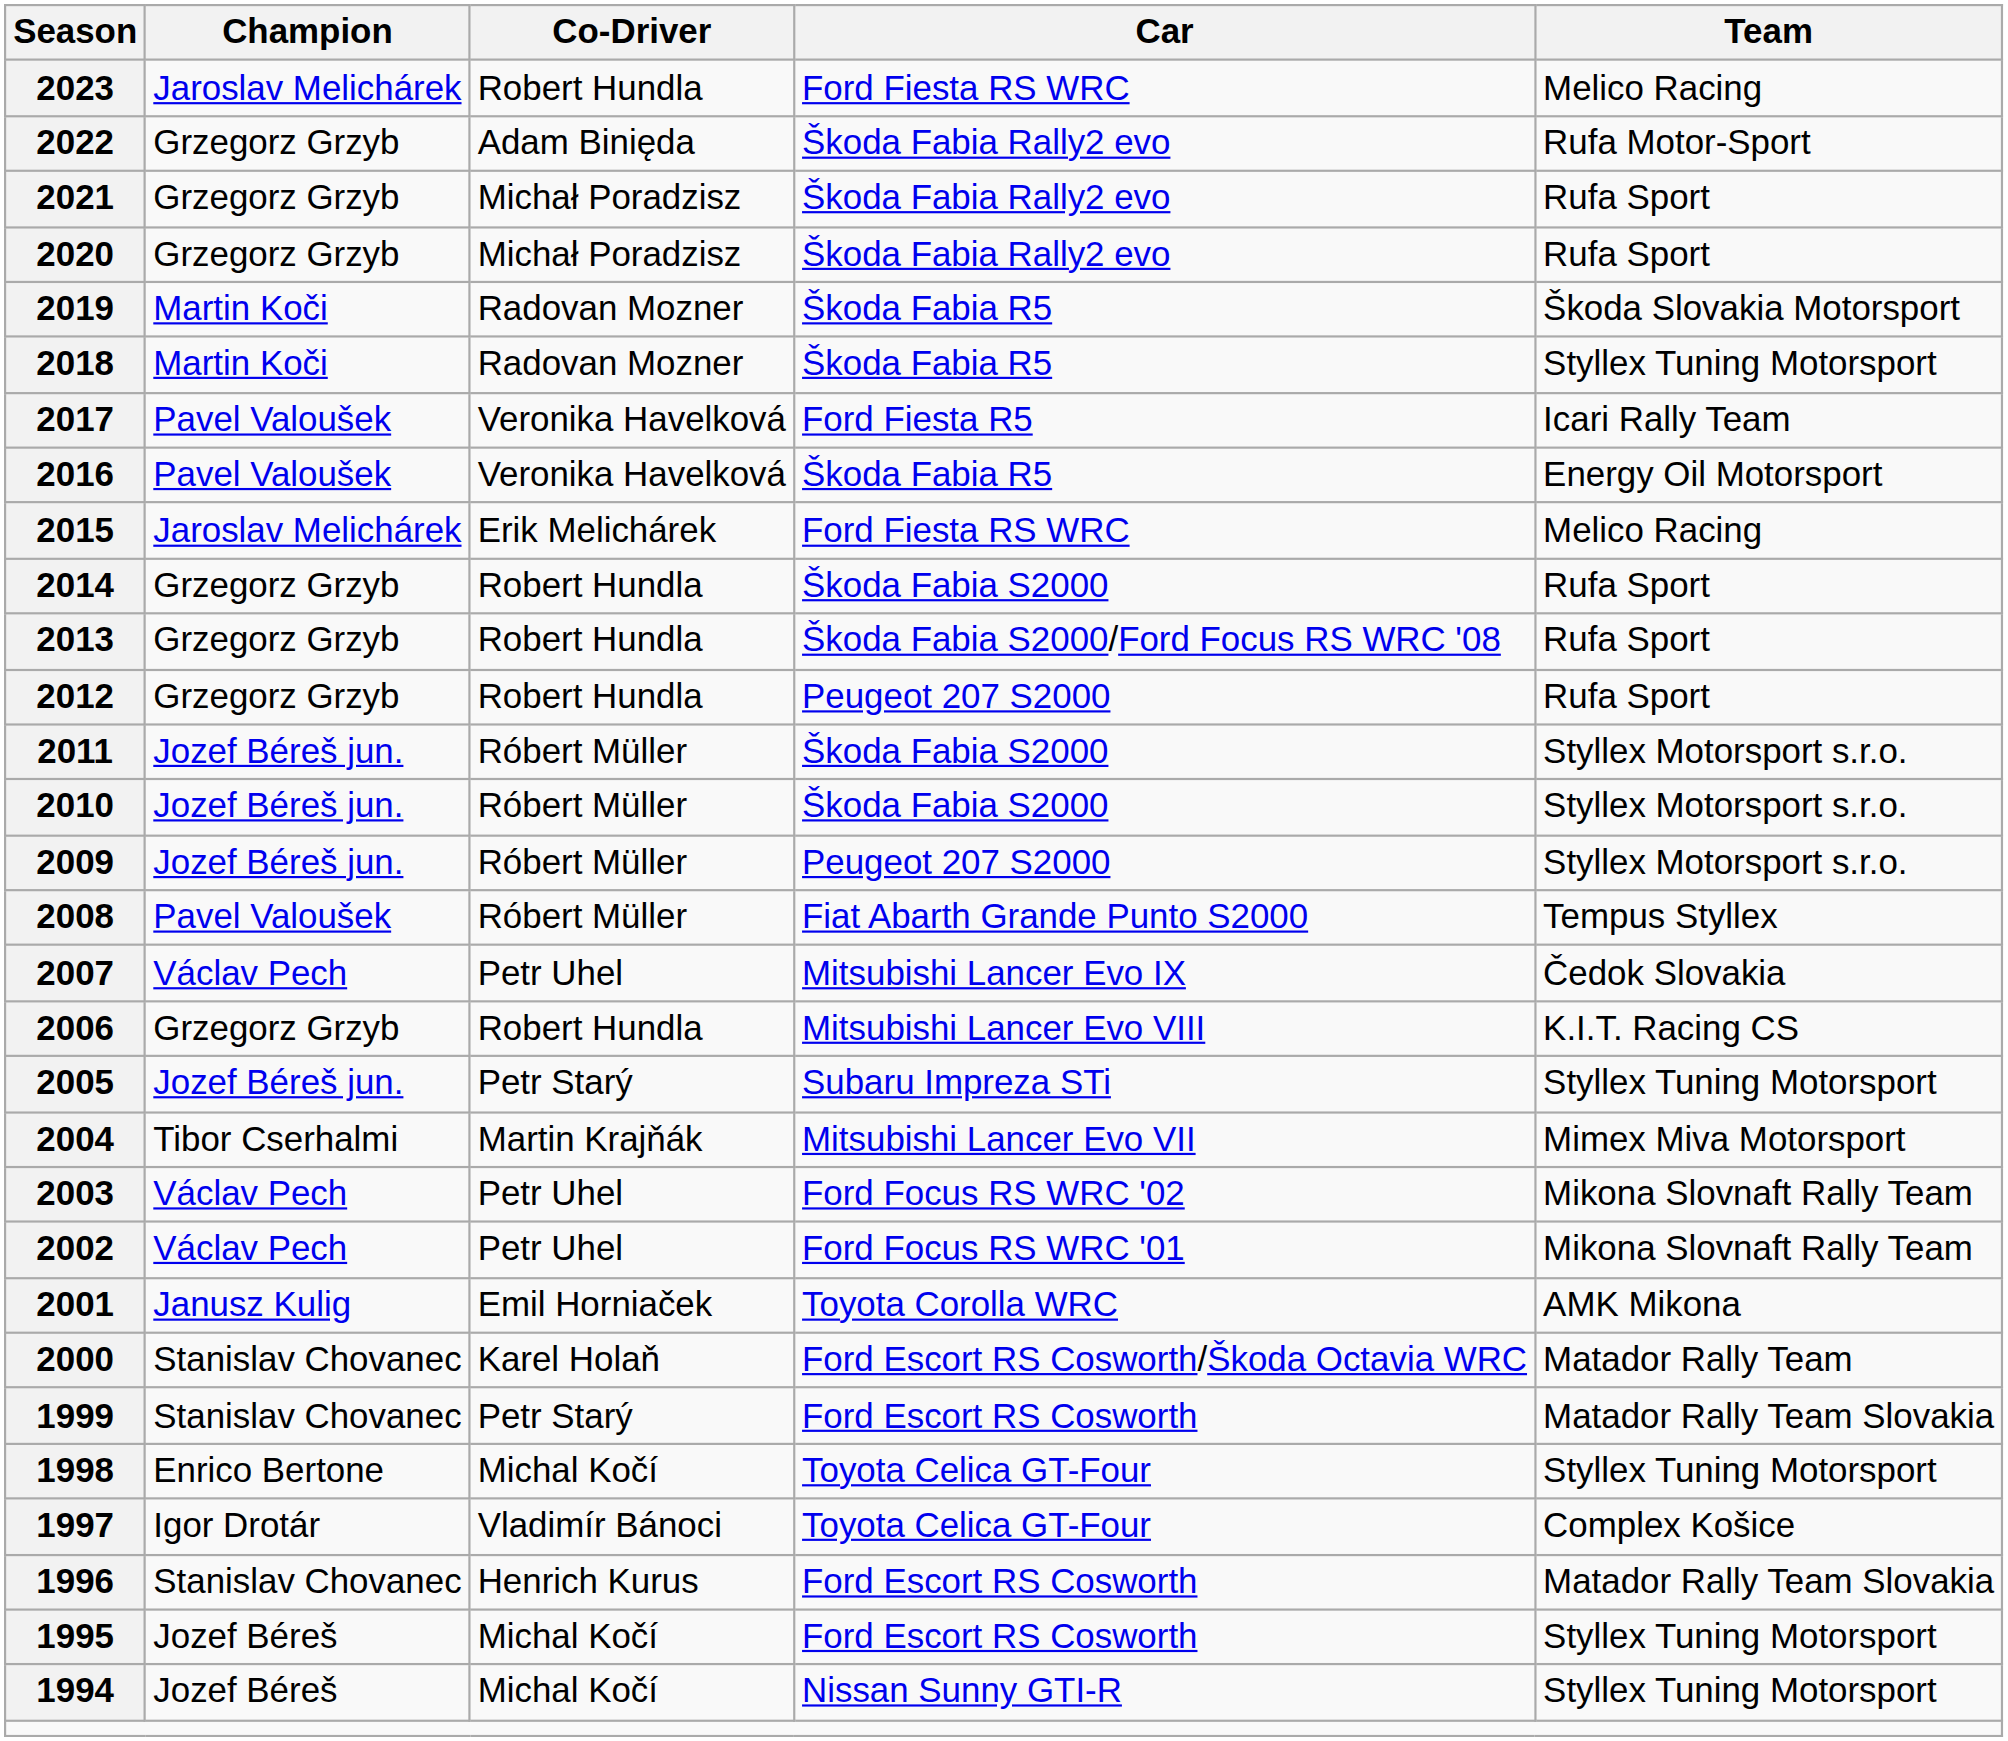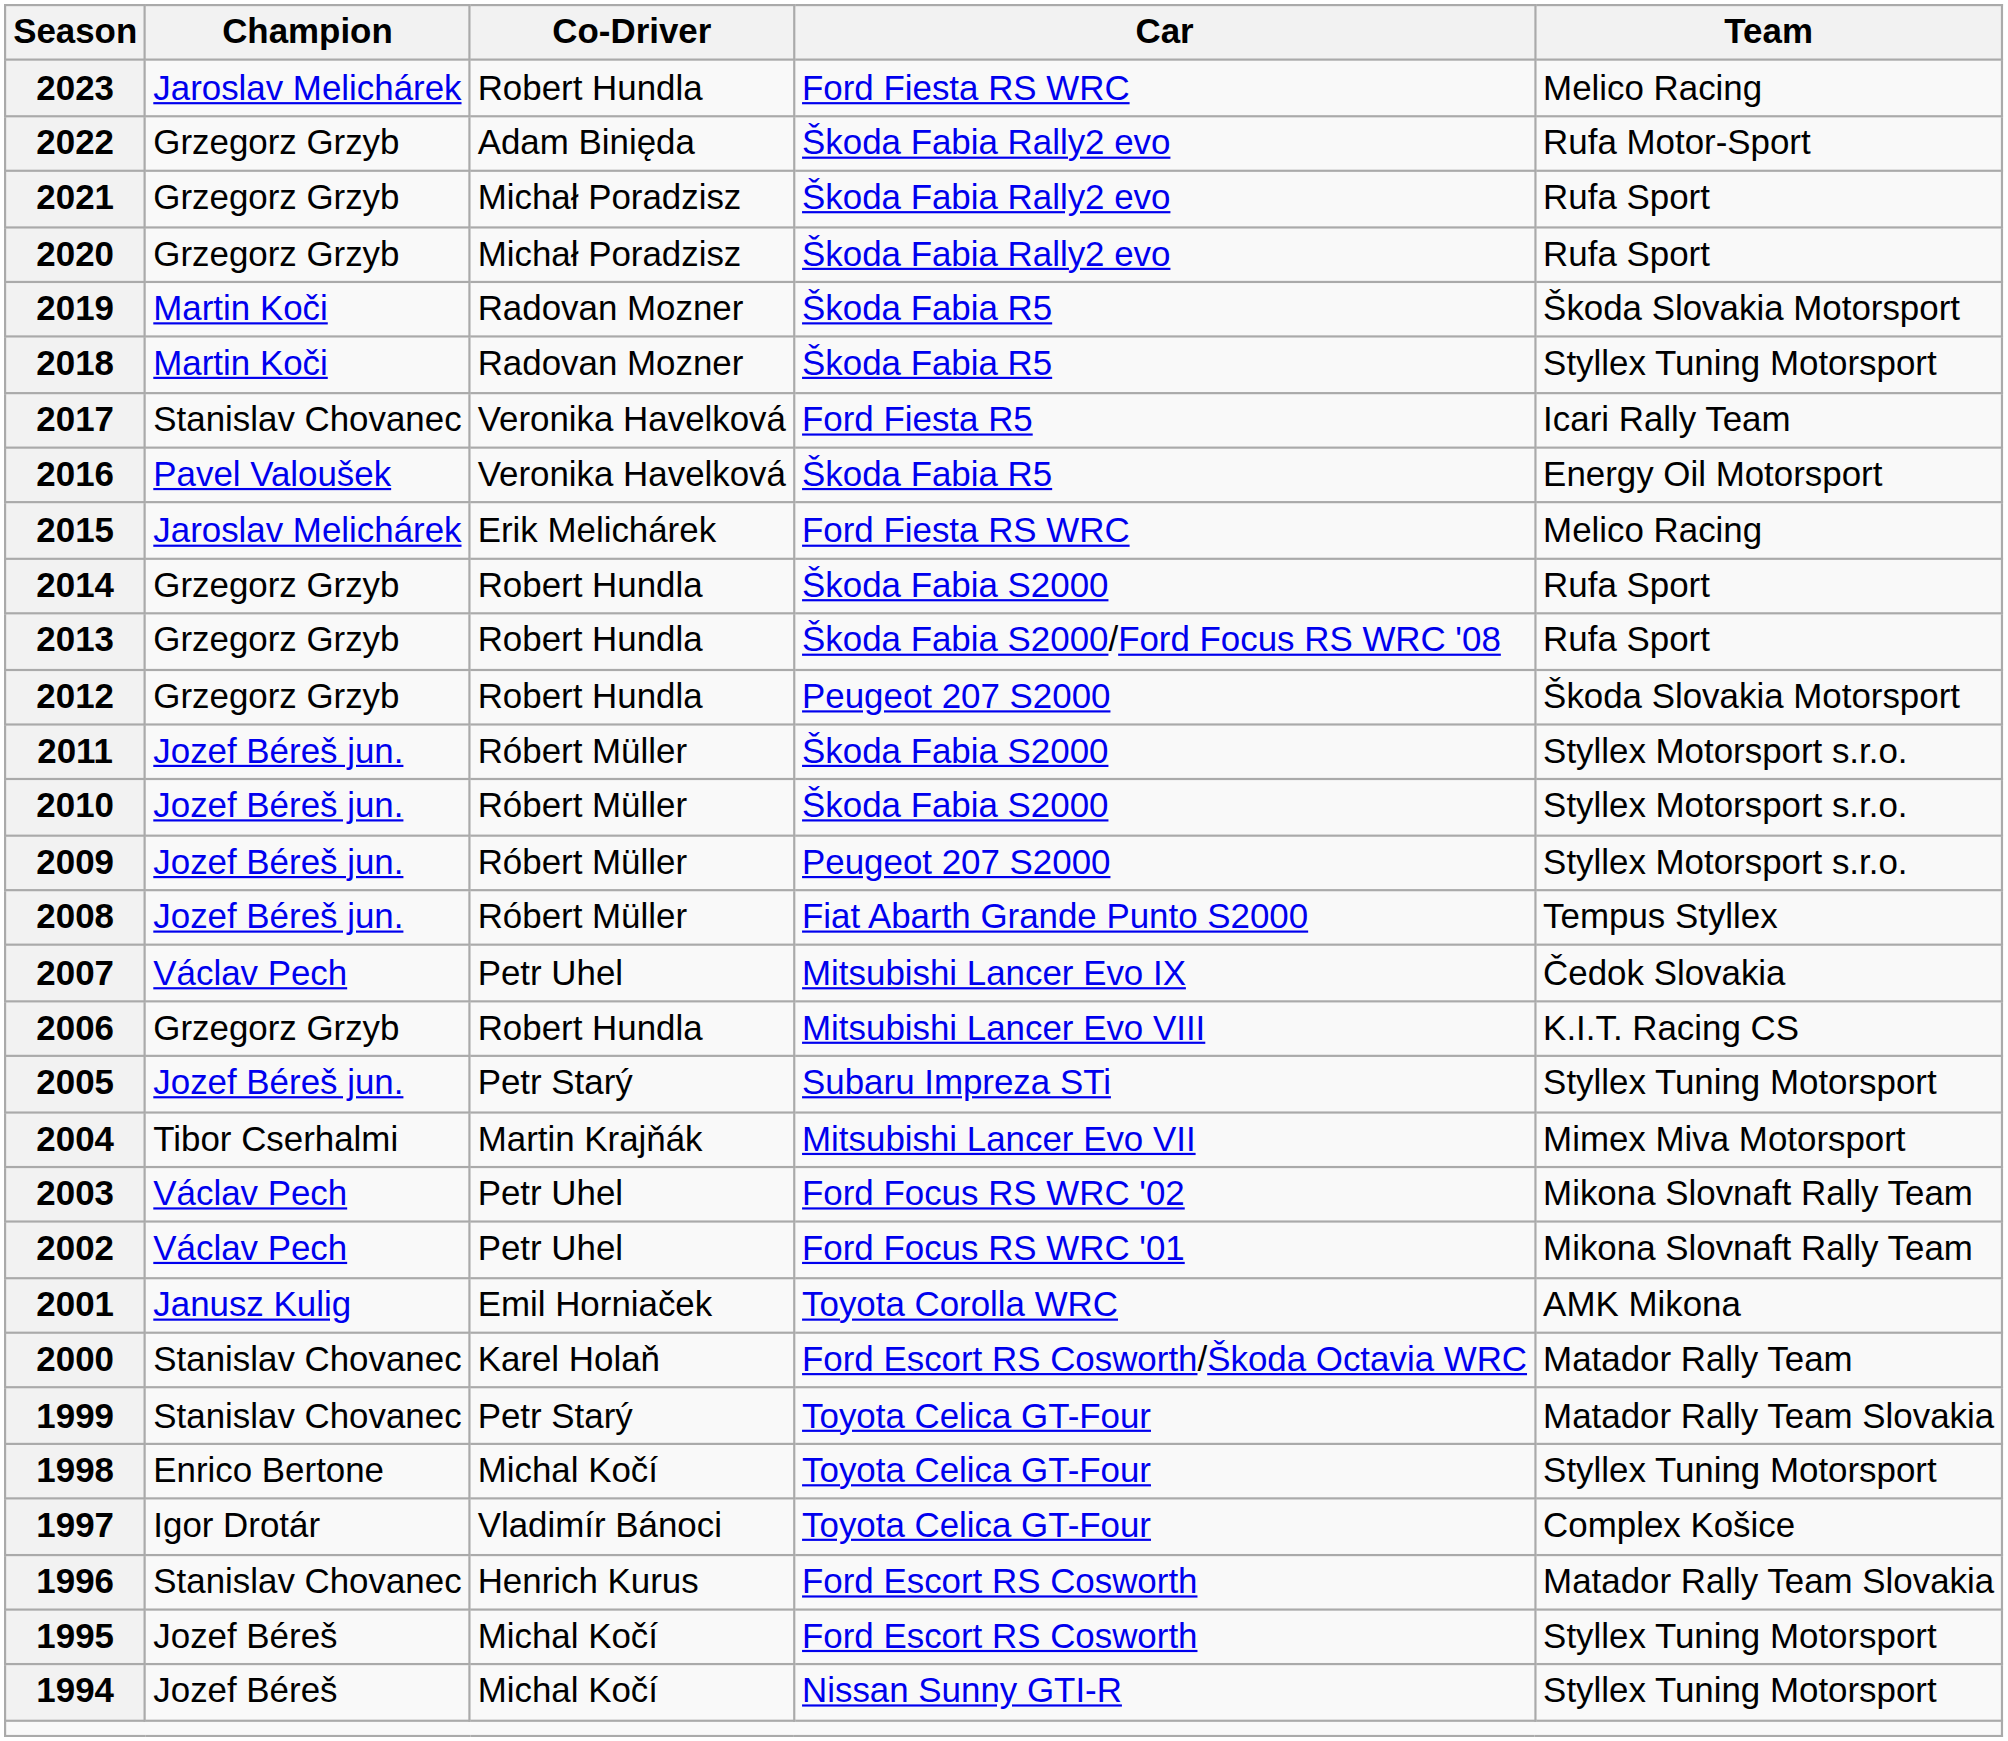(272, 419) Pavel Valoušek -> (307, 419) Stanislav Chovanec
(1626, 695) Rufa Sport -> (1752, 695) Škoda Slovakia Motorsport
(272, 917) Pavel Valoušek -> (278, 917) Jozef Béreš jun.
(1000, 1415) Ford Escort RS Cosworth -> (977, 1415) Toyota Celica GT-Four
